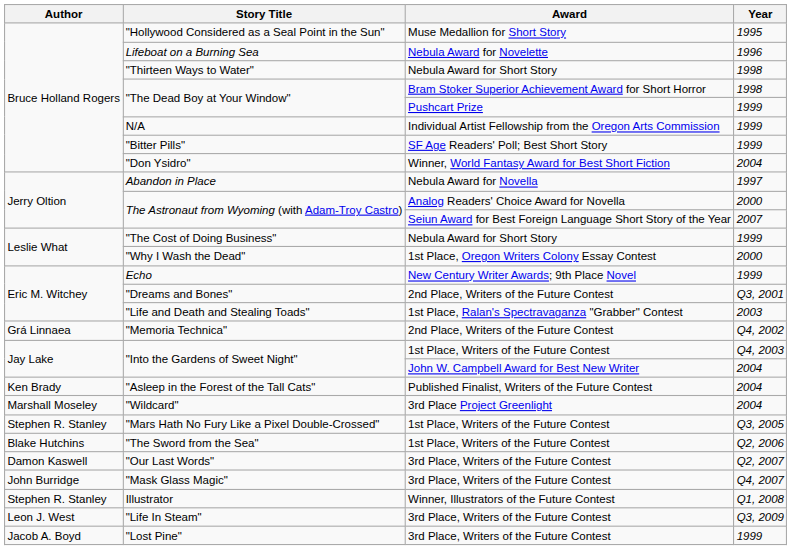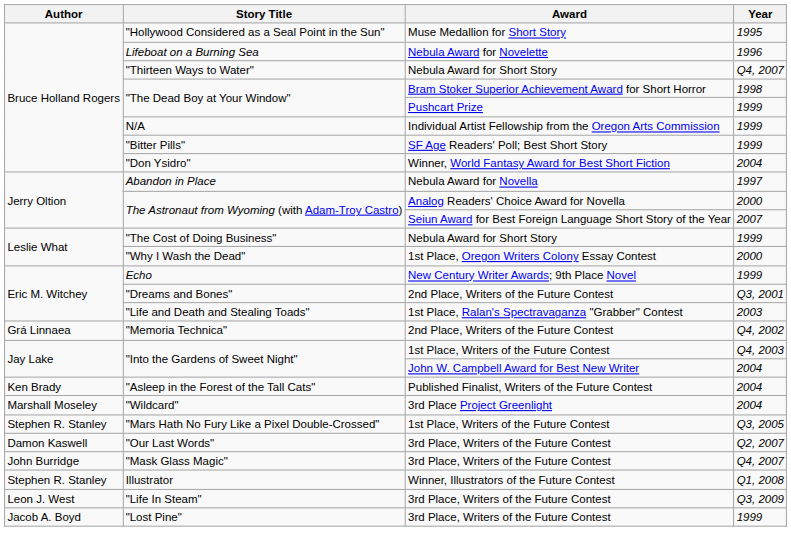(749, 69) 1998 -> (760, 69) Q4, 2007
- row: (192, 442)
